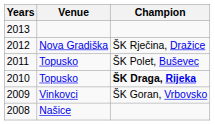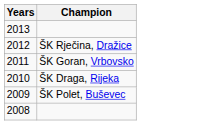- column: (74, 12)
(156, 62) ŠK Polet, Buševec -> (86, 62) ŠK Goran, Vrbovsko
(154, 78) bold -> (79, 78) normal
(160, 95) ŠK Goran, Vrbovsko -> (82, 95) ŠK Polet, Buševec
